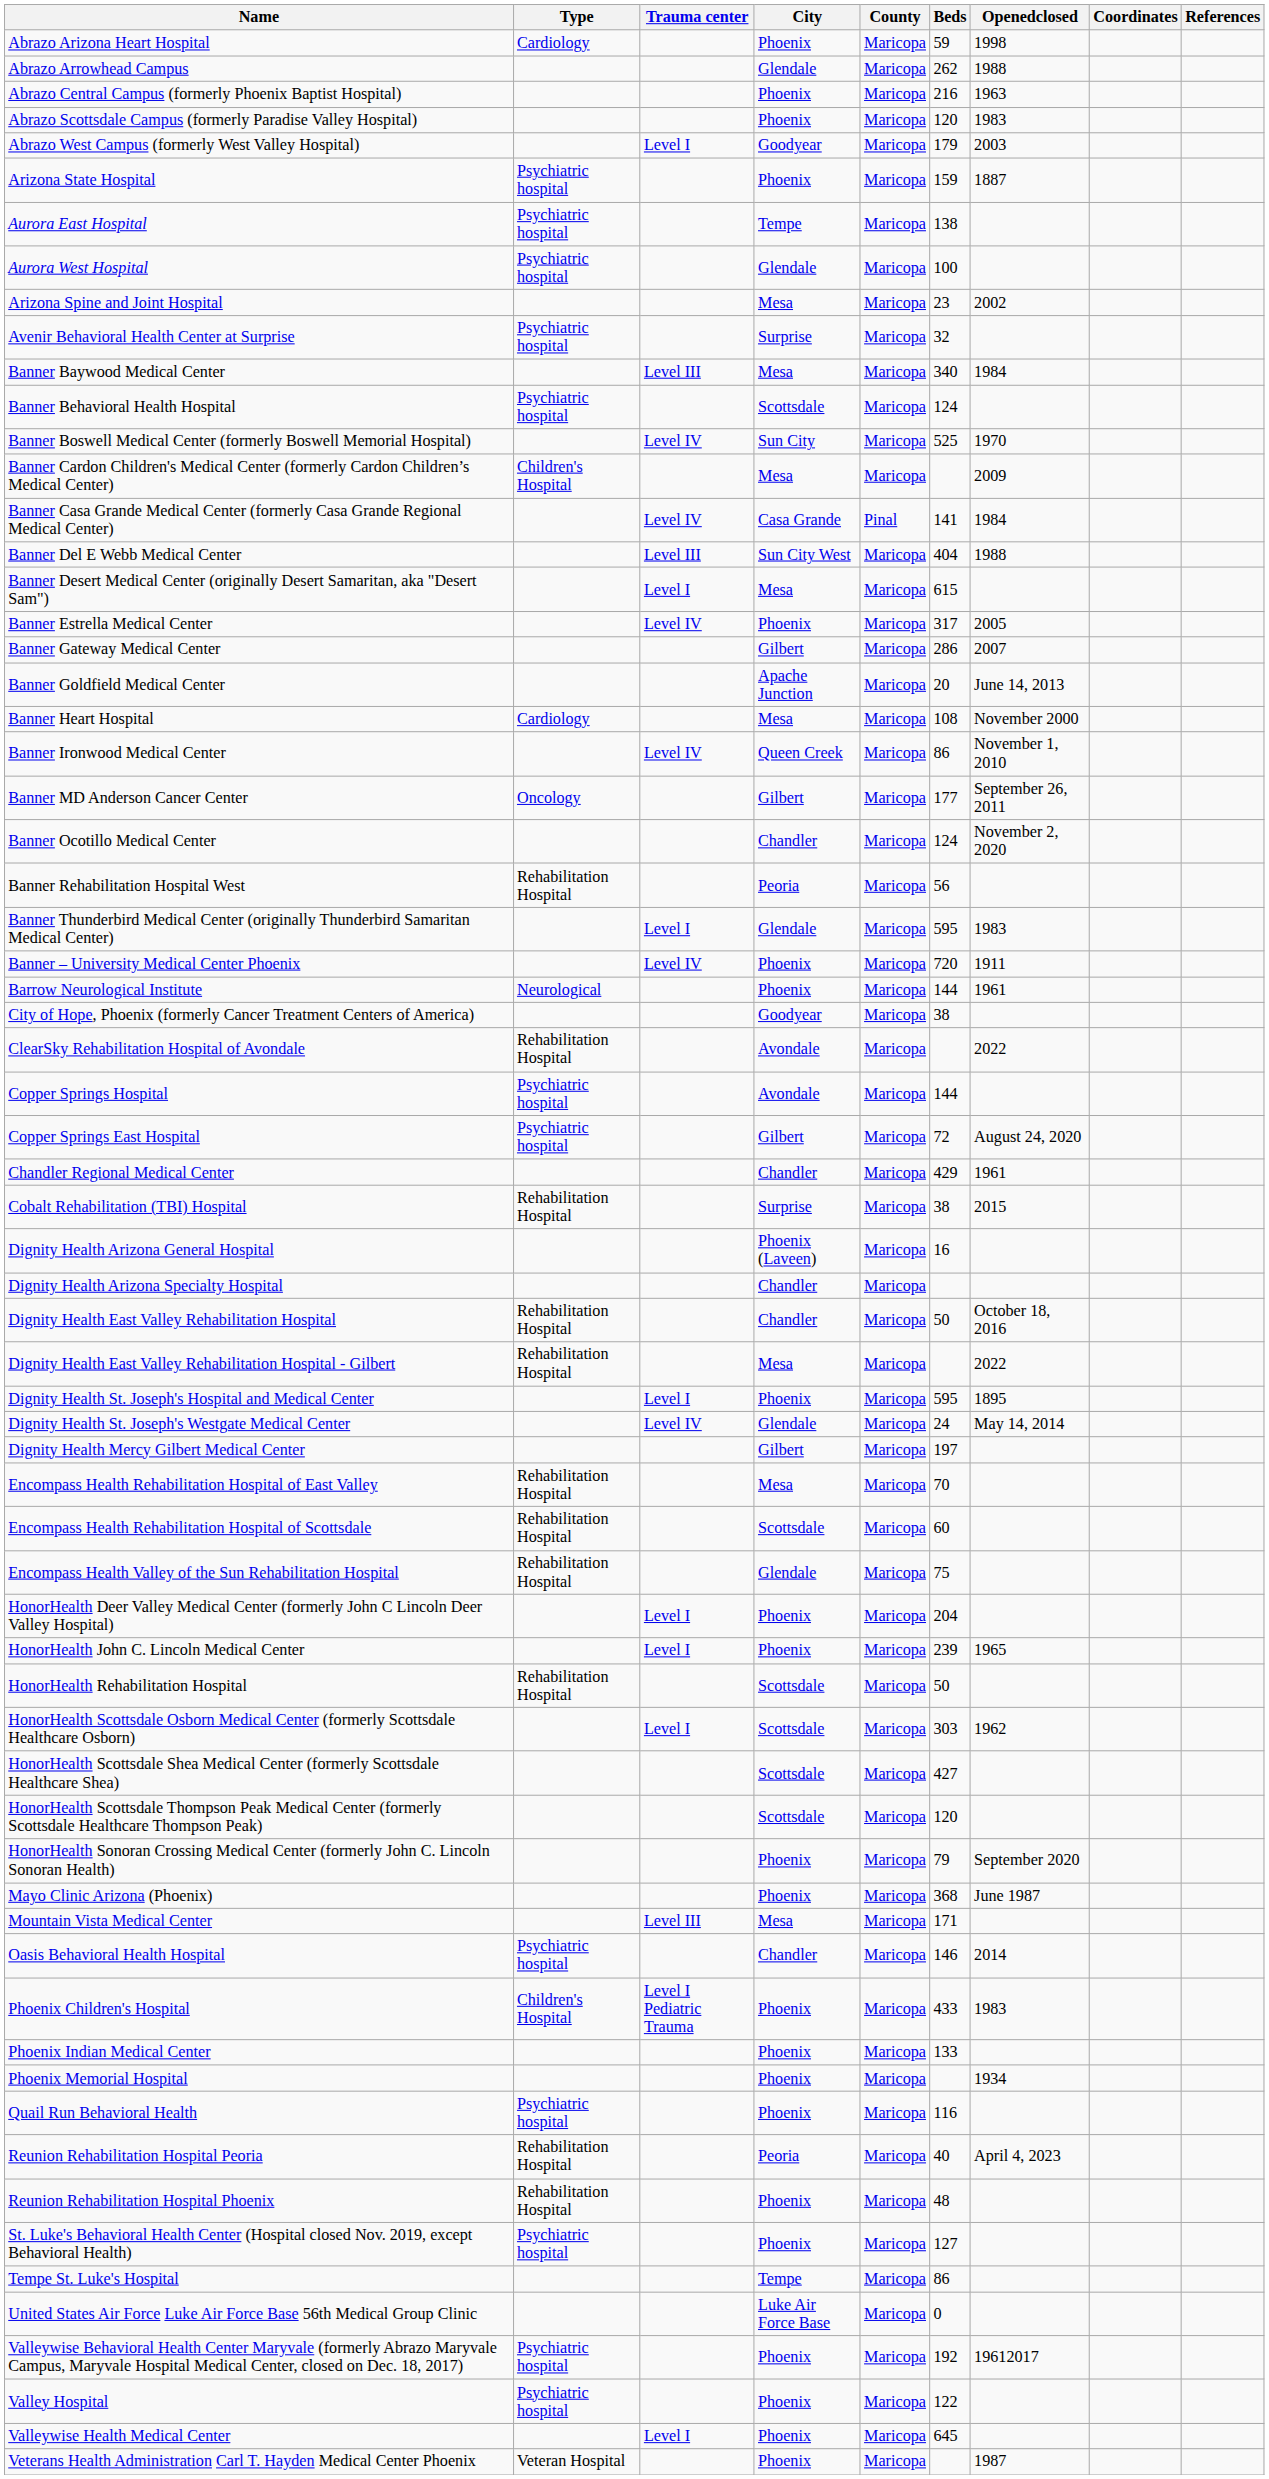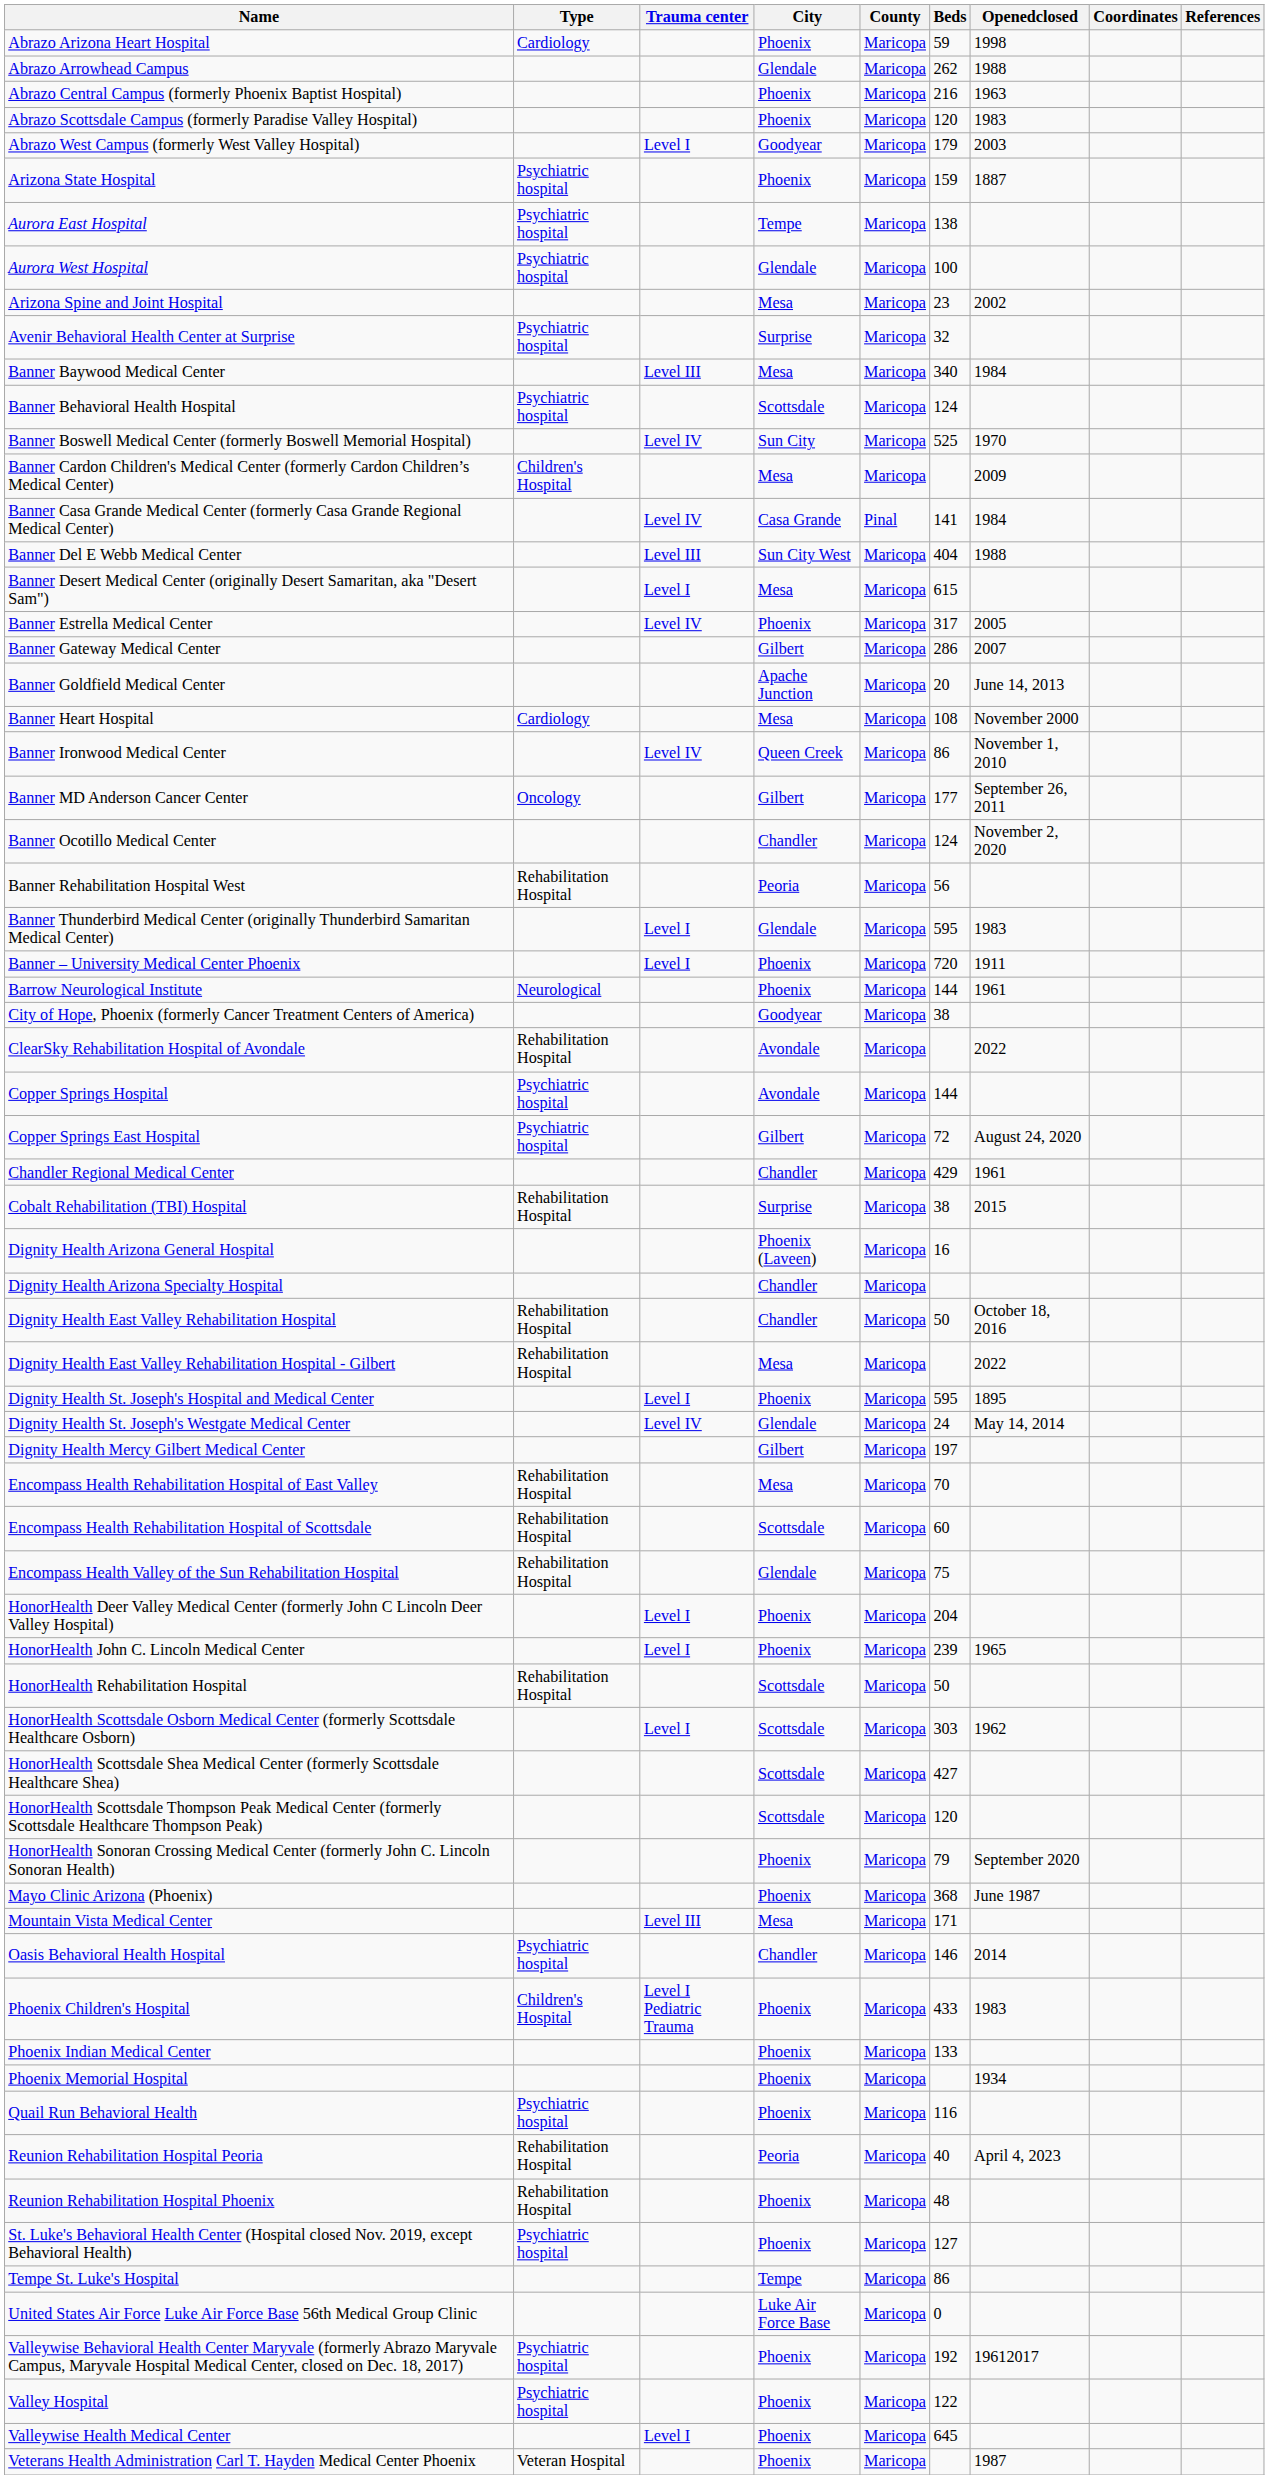(673, 963) Level IV -> (667, 963) Level I
